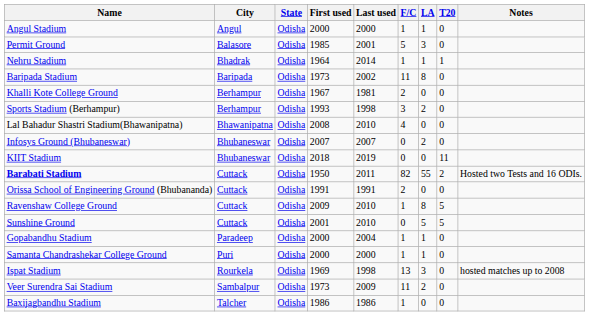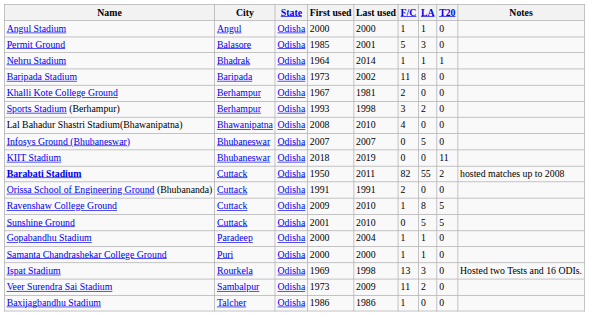(423, 142) 2 -> (423, 142) 5
(521, 174) Hosted two Tests and 16 ODIs. -> (512, 174) hosted matches up to 2008
(512, 271) hosted matches up to 2008 -> (521, 271) Hosted two Tests and 16 ODIs.
